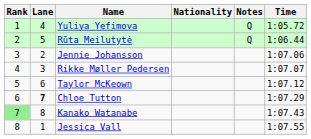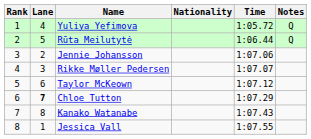columns swapped: (286, 12) <-> (249, 12)
(17, 112) lightgreen background -> (17, 112) no background
